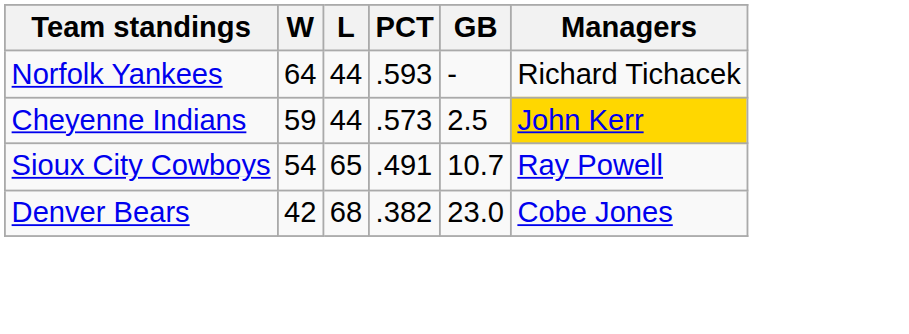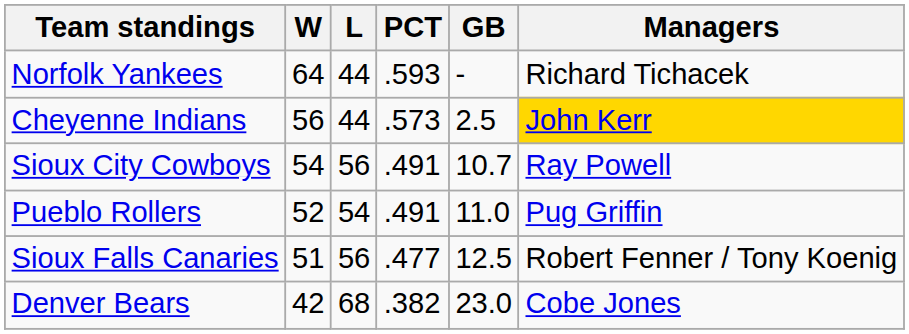(300, 119) 59 -> (308, 119) 56
(346, 166) 65 -> (354, 166) 56
+ row: (106, 212)
+ row: (145, 258)
